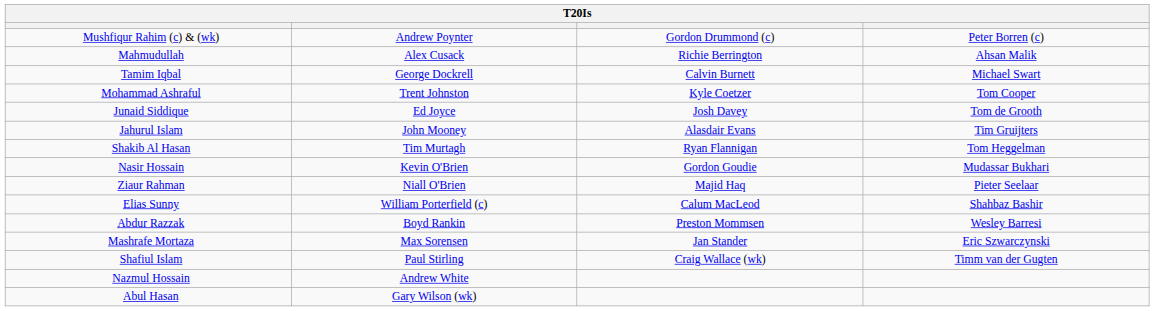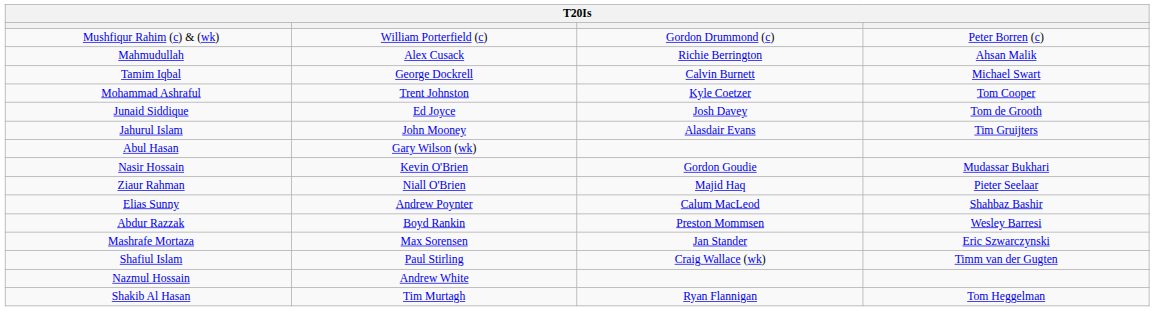(434, 37) Andrew Poynter -> (434, 37) William Porterfield (c)
rows swapped: (148, 148) <-> (148, 297)
(434, 204) William Porterfield (c) -> (434, 204) Andrew Poynter
